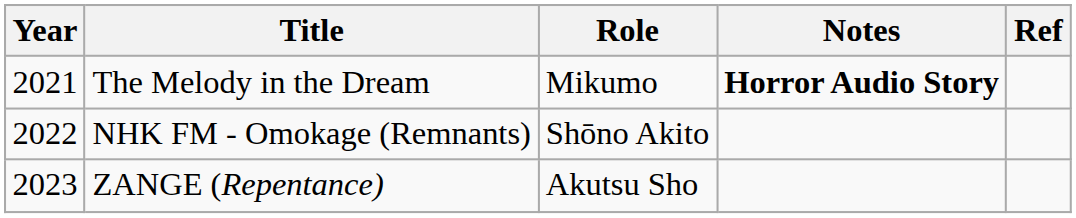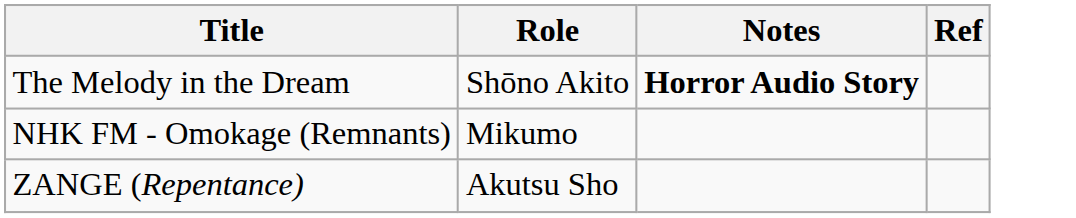- column: (45, 30)
(602, 81) Mikumo -> (548, 81) Shōno Akito
(627, 133) Shōno Akito -> (522, 133) Mikumo
